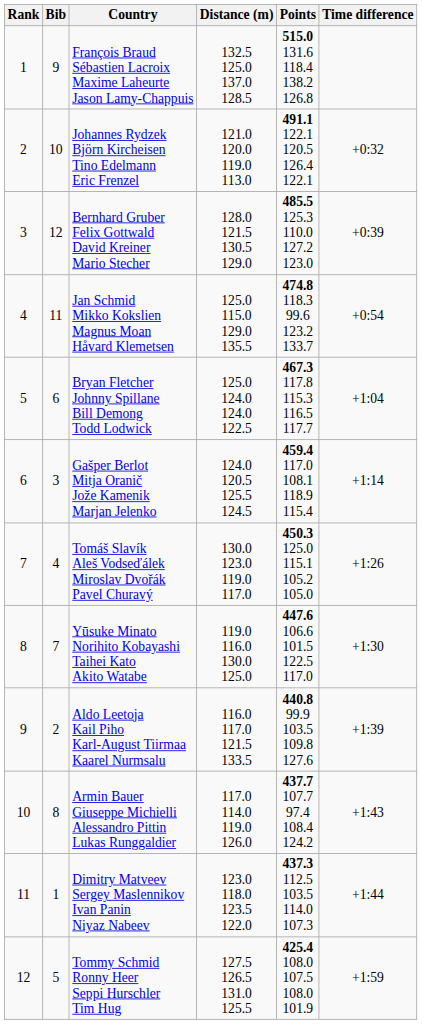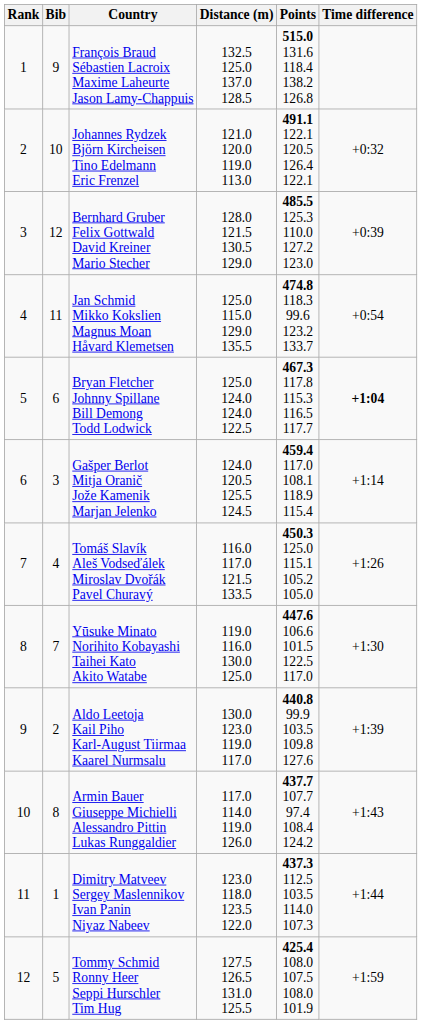(368, 398) normal -> (368, 398) bold
(237, 571) 130.0 123.0 119.0 117.0 -> (237, 571) 116.0 117.0 121.5 133.5
(237, 737) 116.0 117.0 121.5 133.5 -> (237, 737) 130.0 123.0 119.0 117.0
